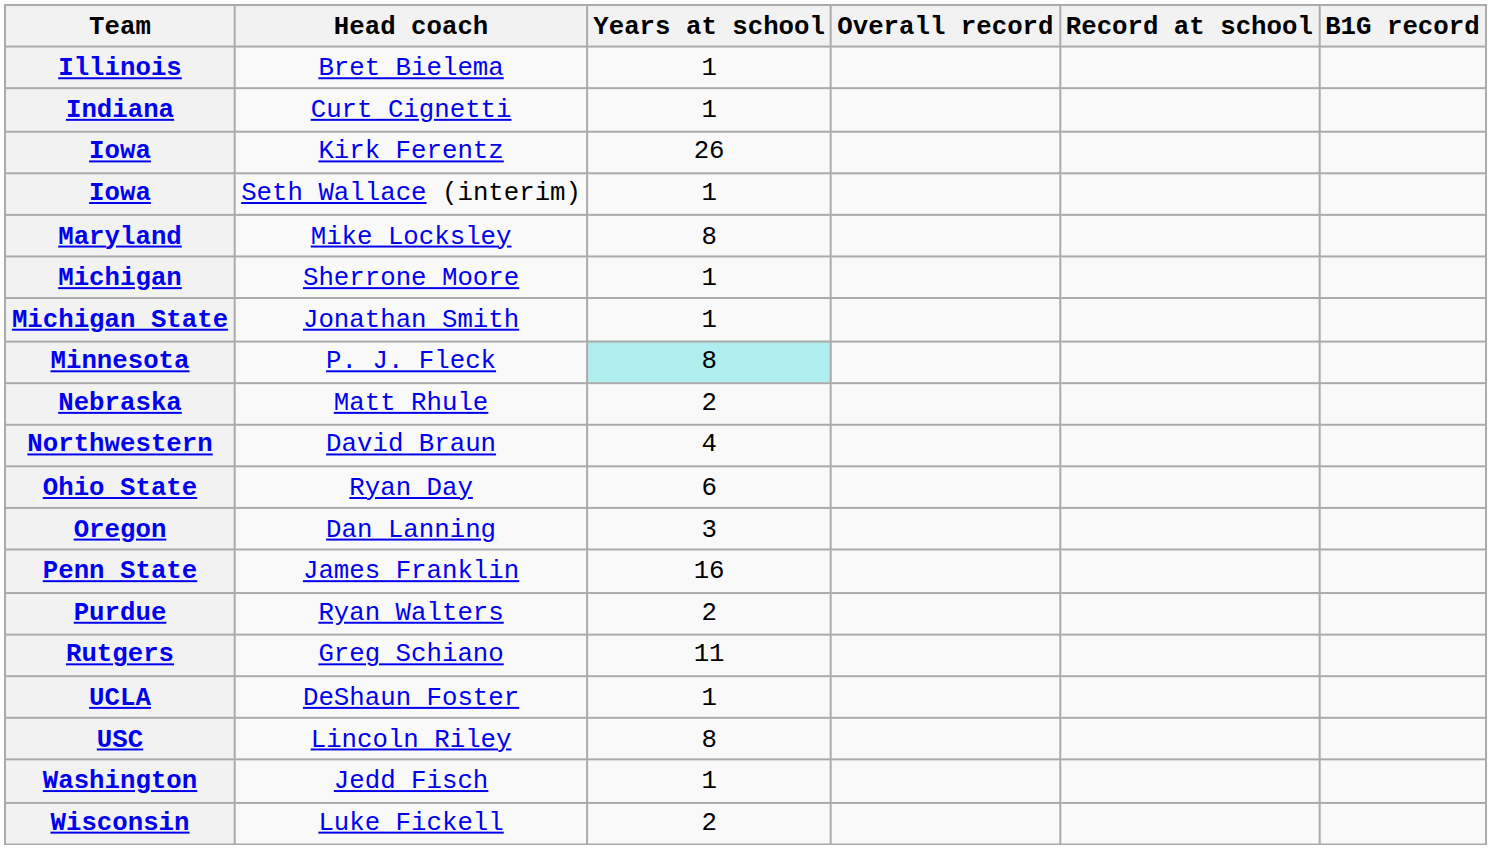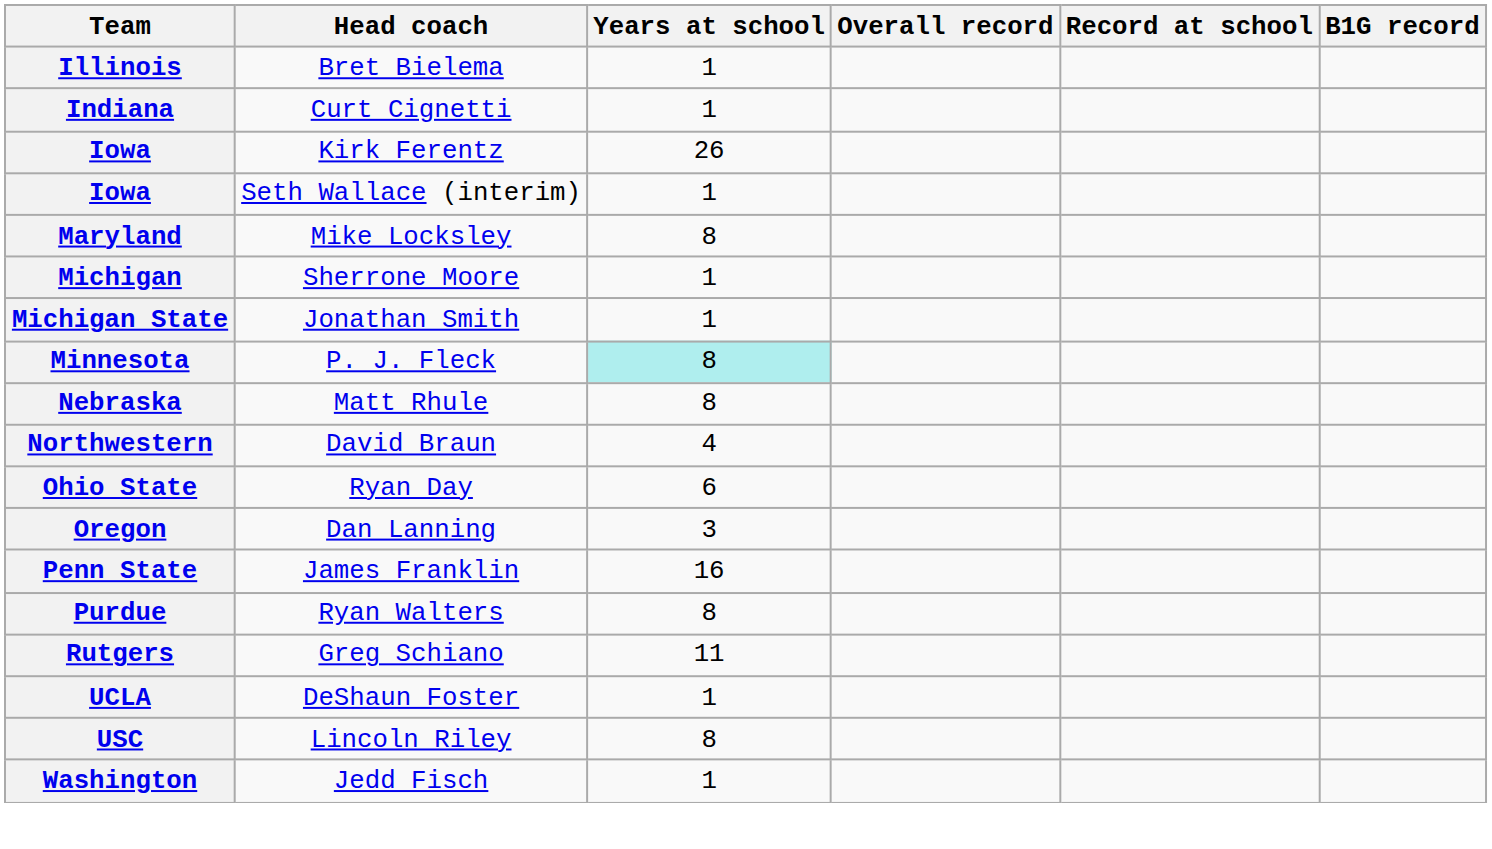(709, 404) 2 -> (709, 404) 8
(709, 613) 2 -> (709, 613) 8
- row: (120, 823)
